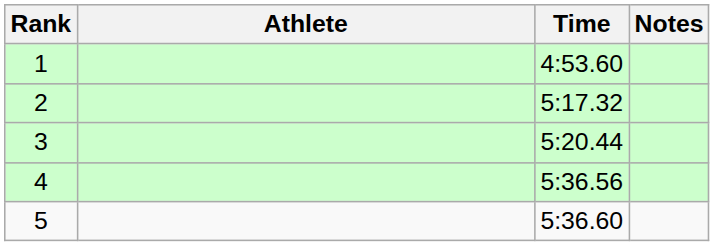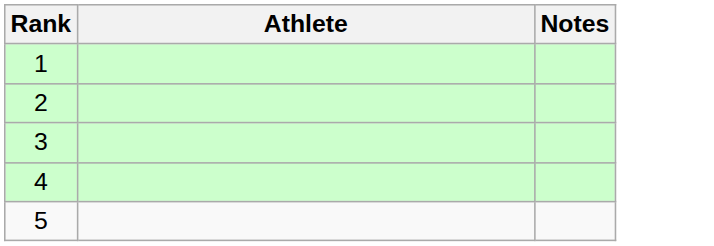- column: (582, 24)
